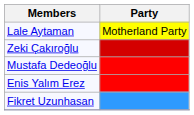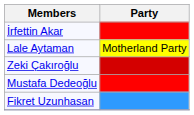+ row: (35, 31)
- row: (46, 84)
